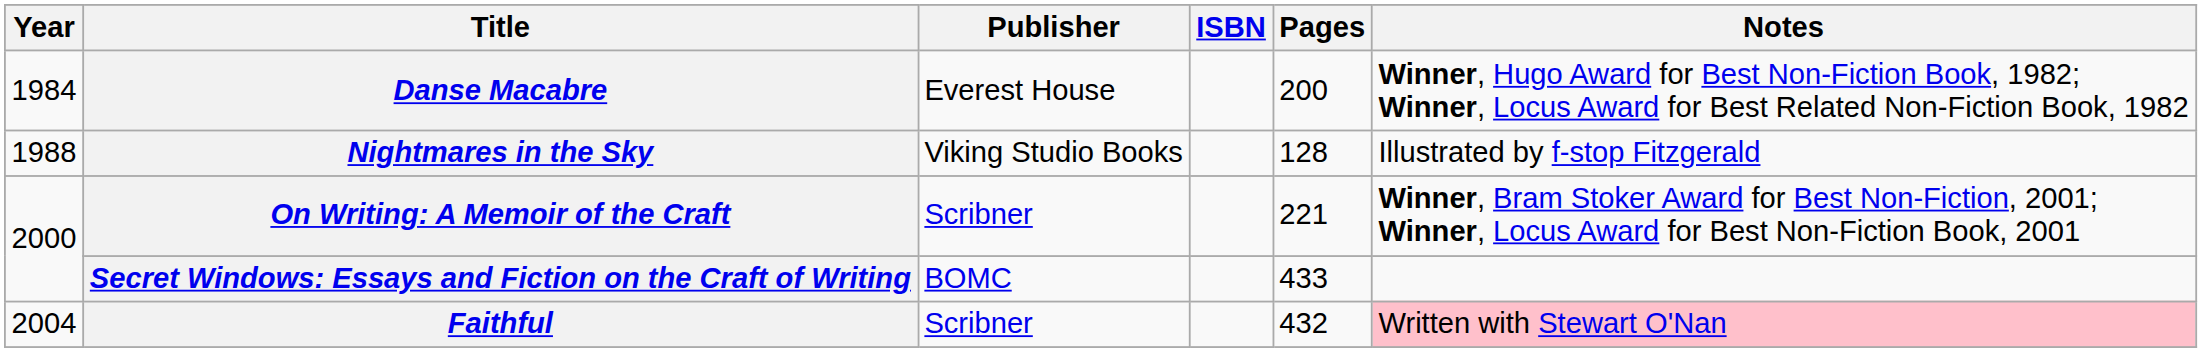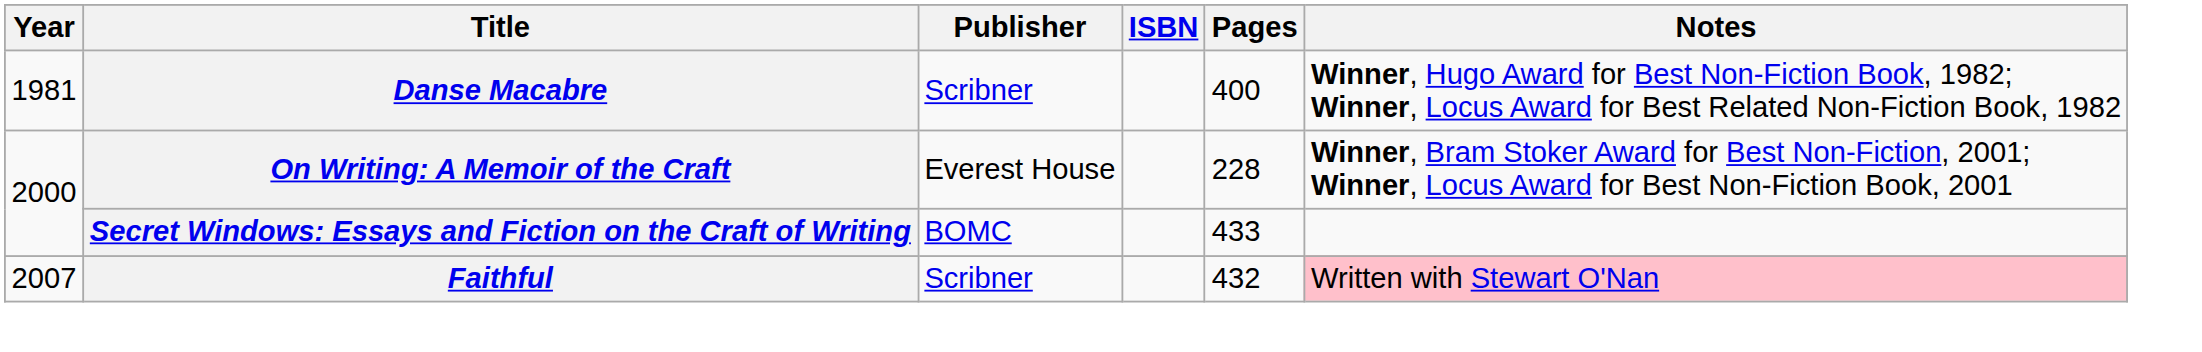(44, 90) 1984 -> (44, 90) 1981
(1020, 90) Everest House -> (979, 90) Scribner
(1304, 90) 200 -> (1236, 90) 400
- row: (500, 152)
(979, 215) Scribner -> (1020, 169) Everest House
(1304, 215) 221 -> (1236, 169) 228
(44, 324) 2004 -> (44, 277) 2007
